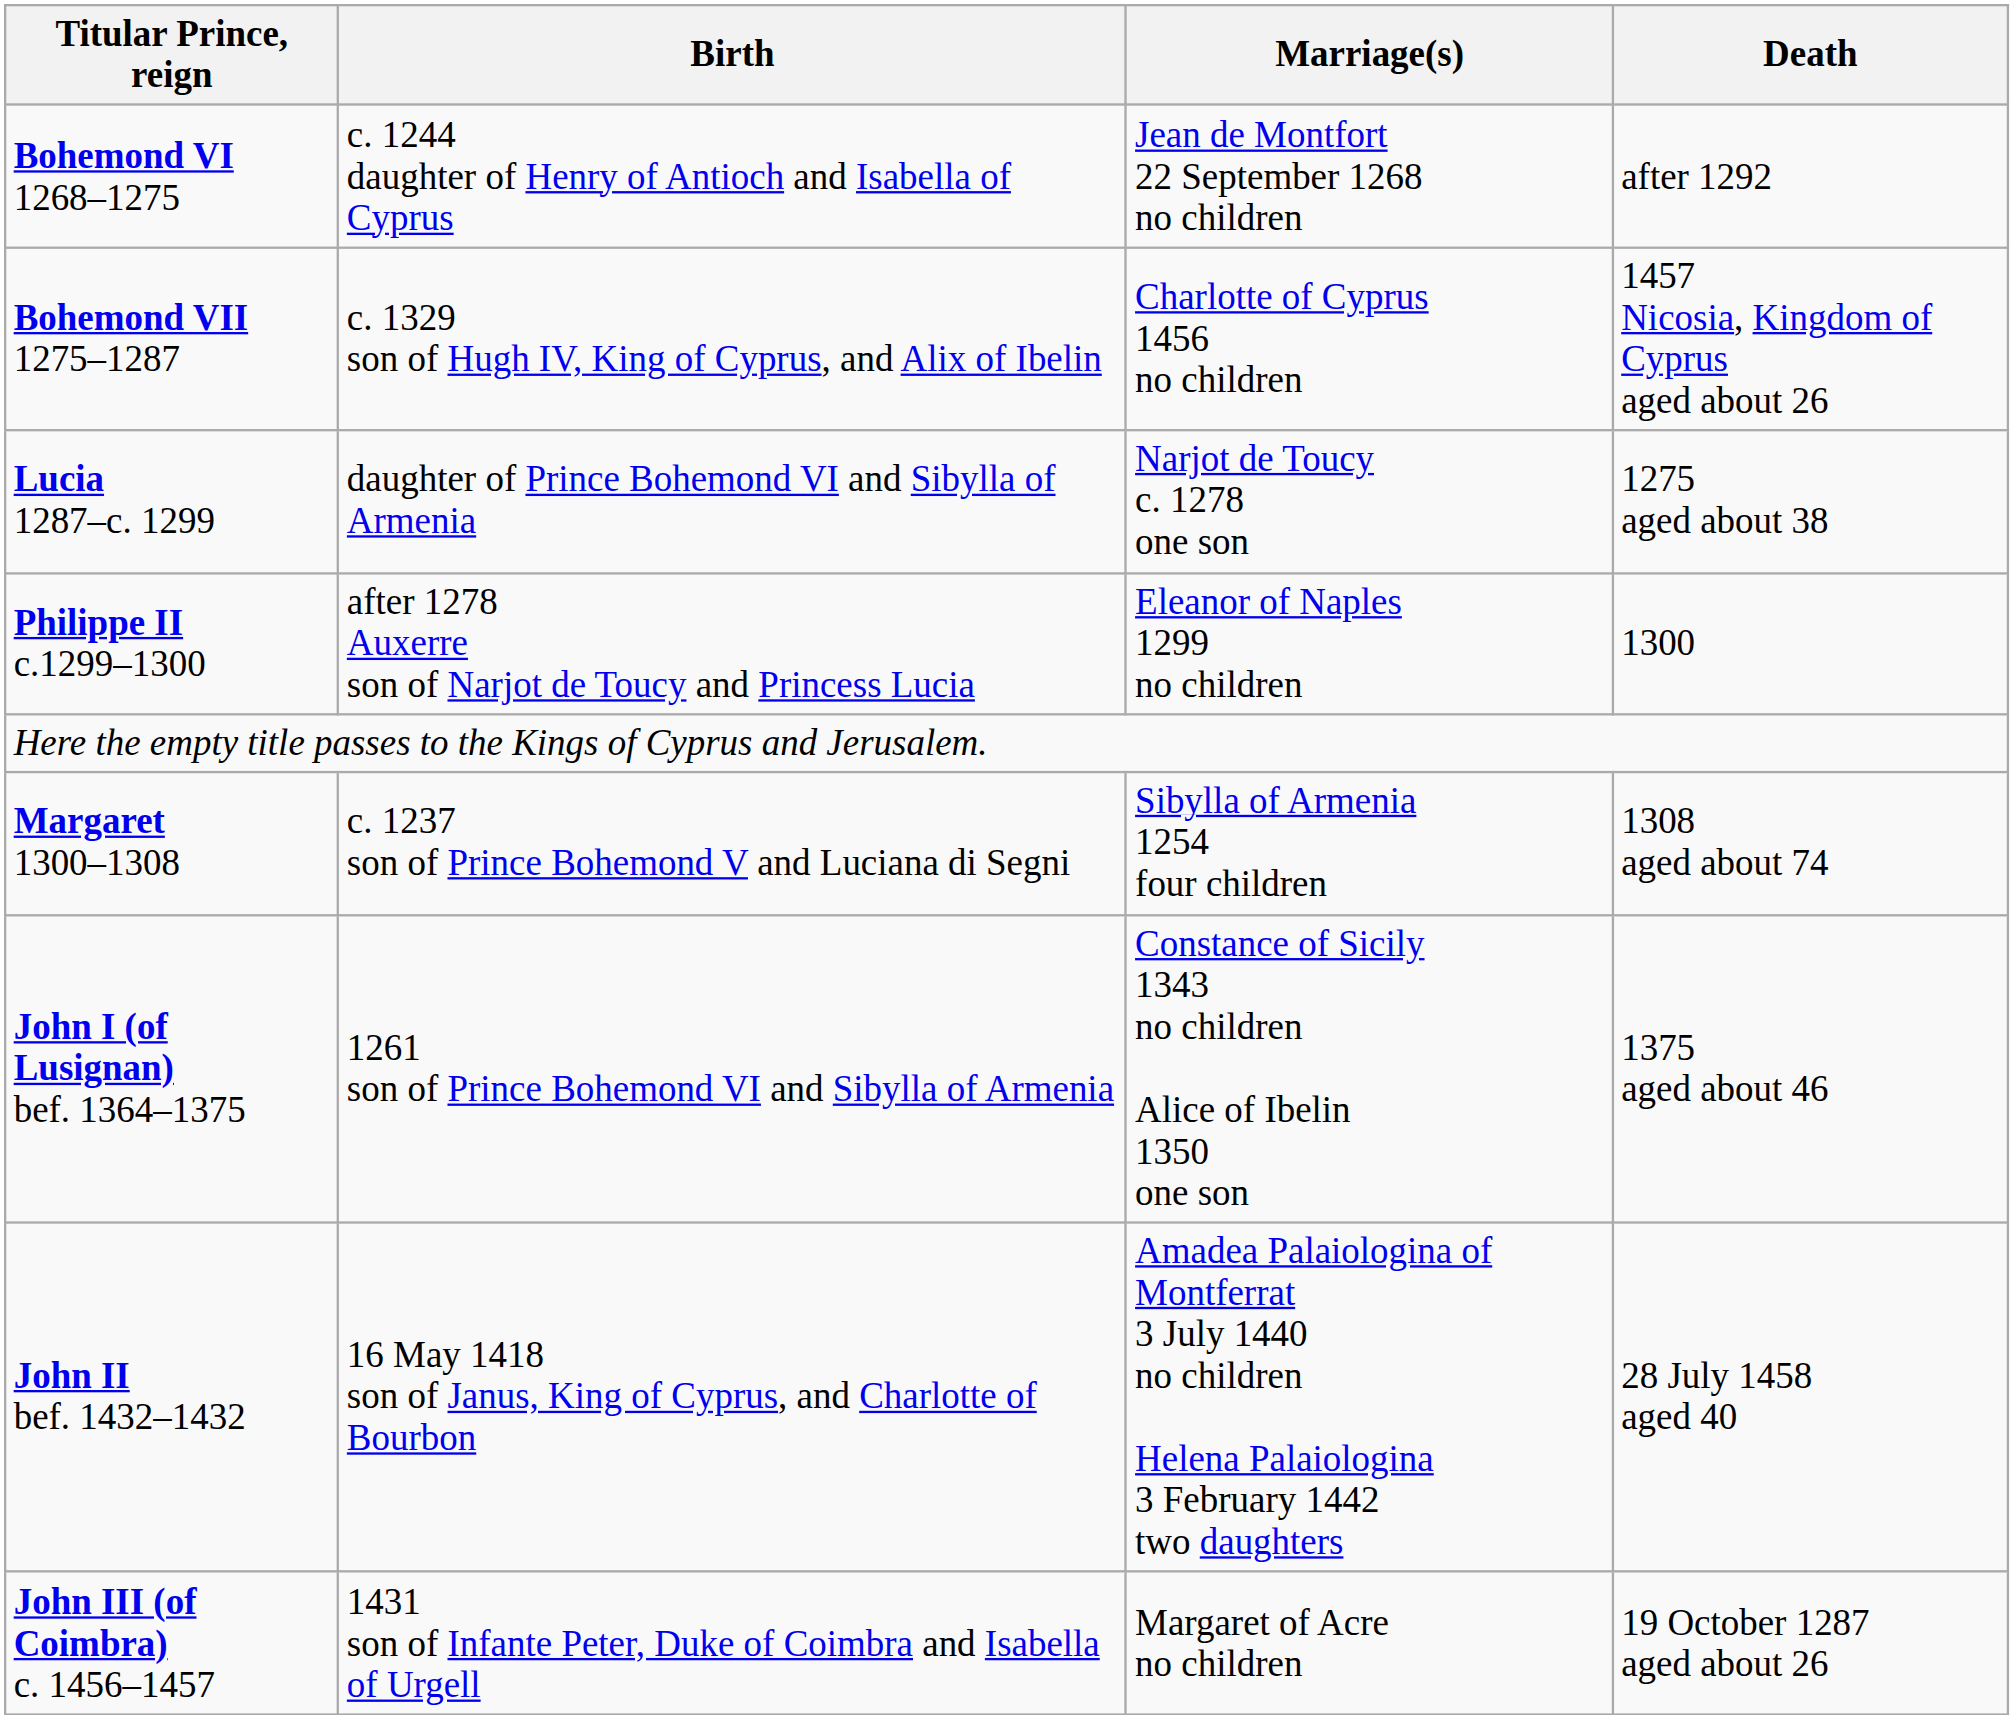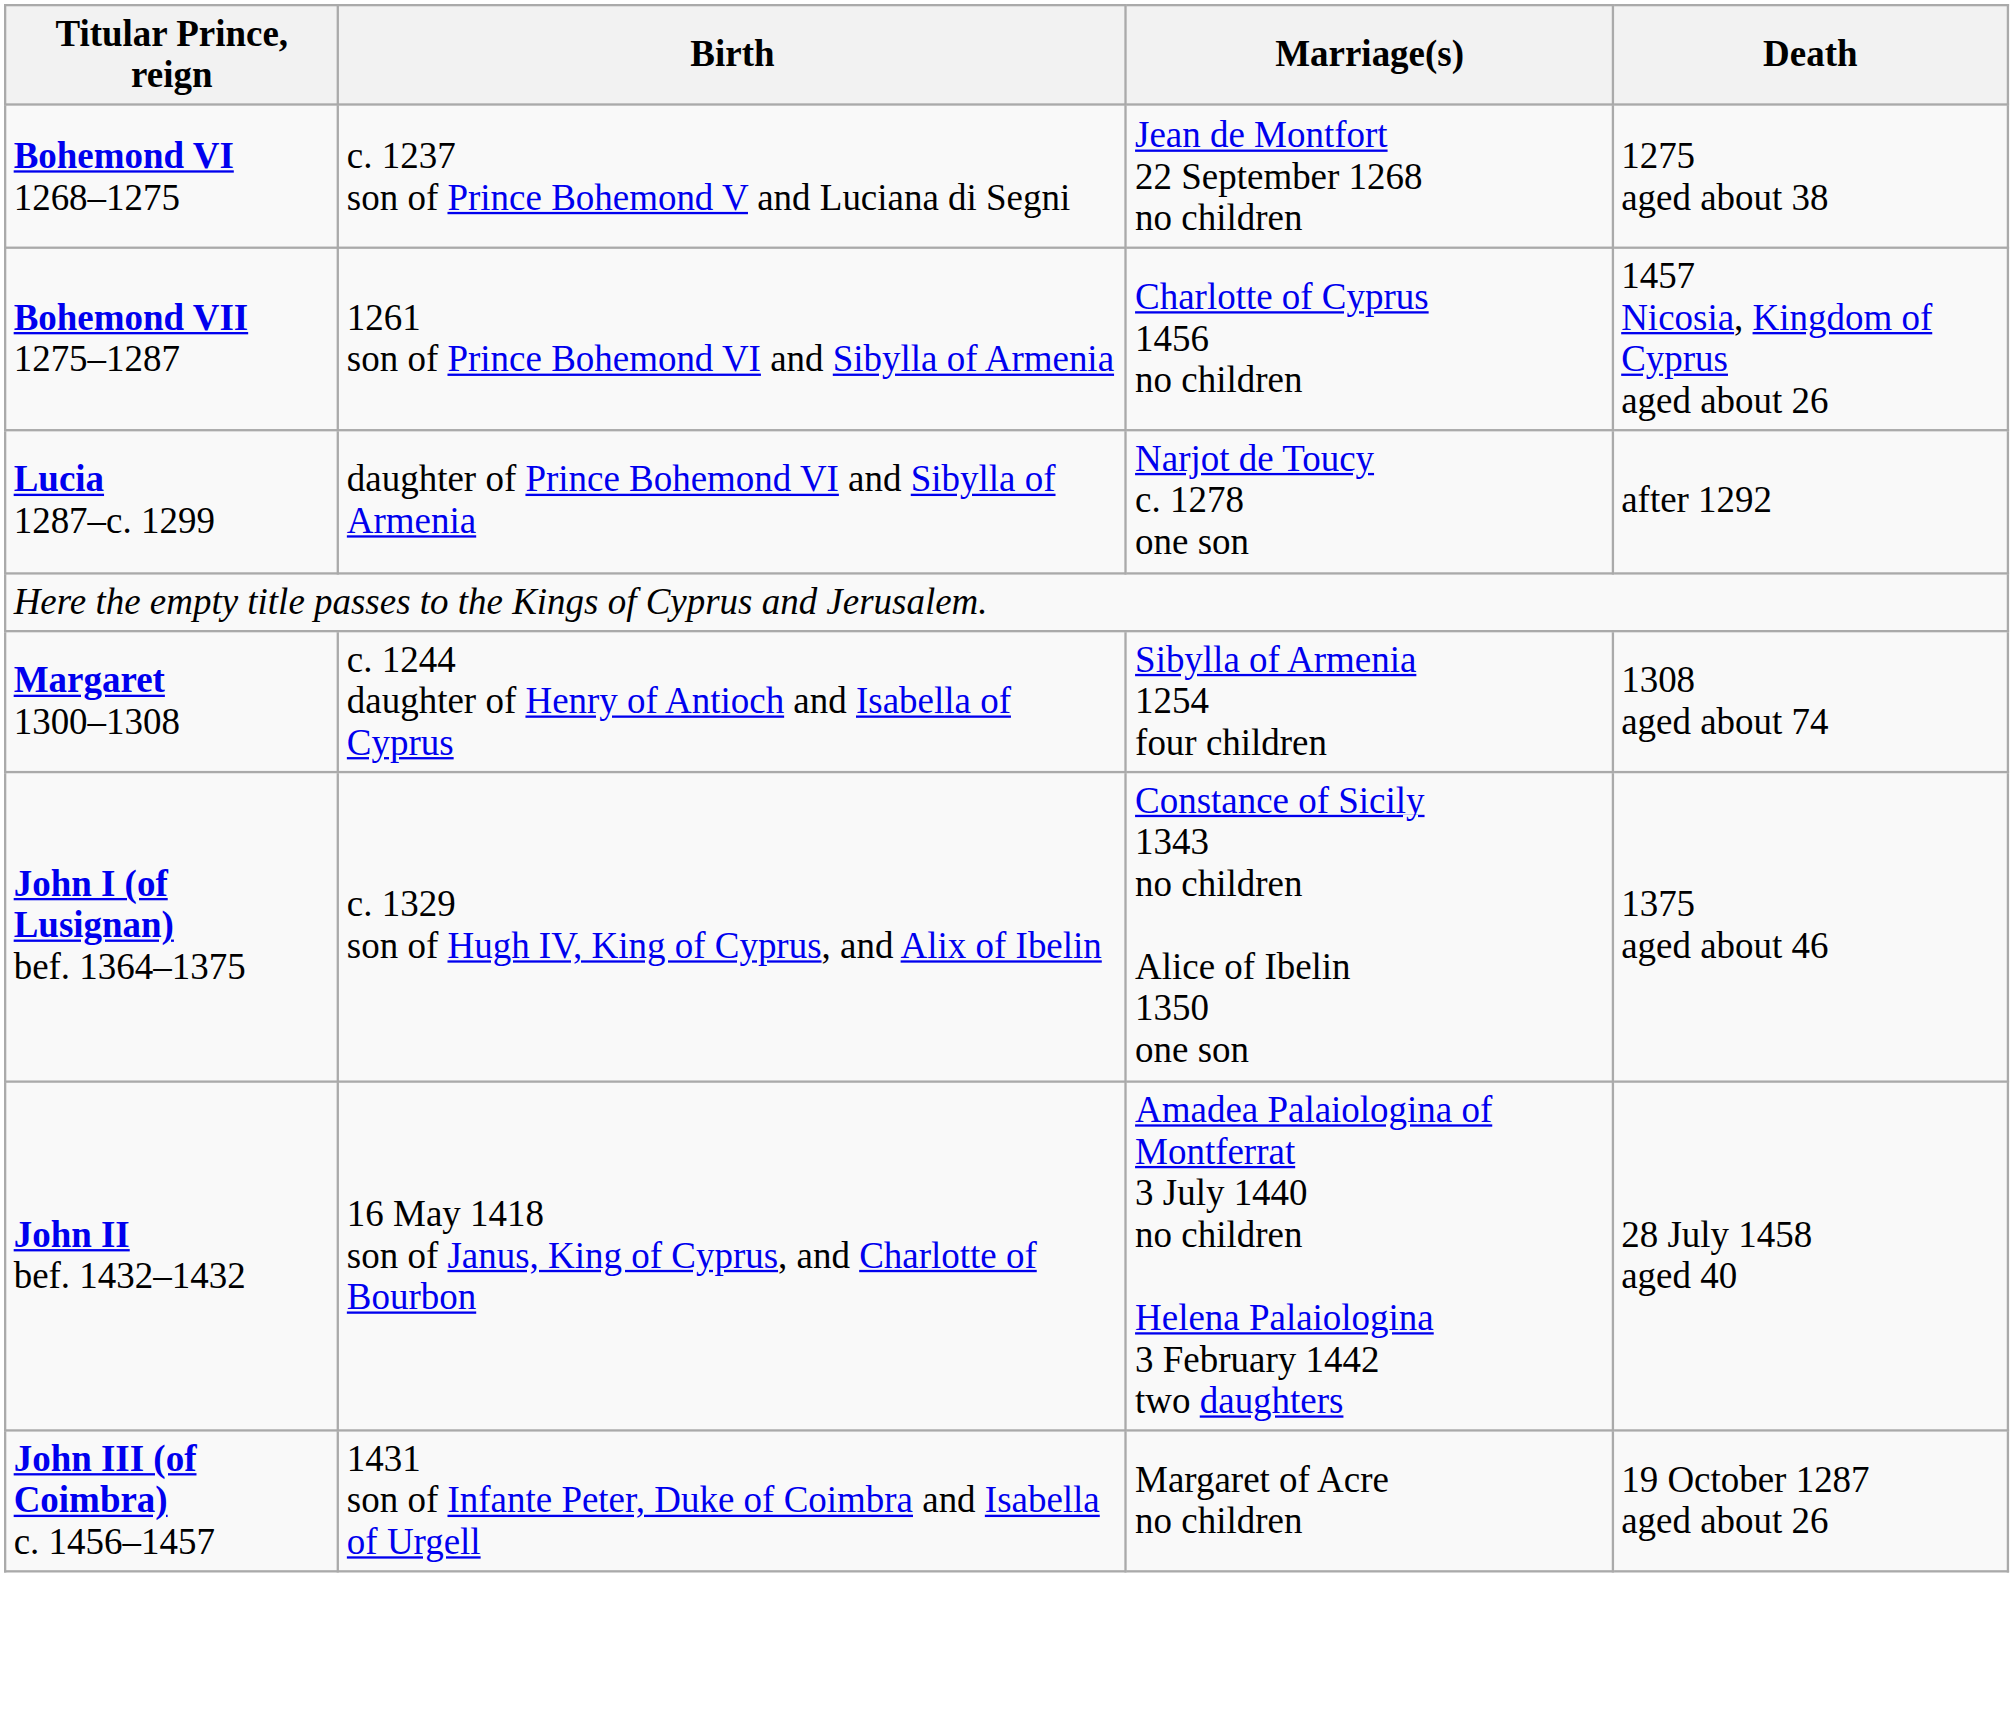(679, 175) c. 1244 daughter of Henry of Antioch and Isabella of Cyprus -> (709, 175) c. 1237 son of Prince Bohemond V and Luciana di Segni
(1697, 175) after 1292 -> (1725, 175) 1275 aged about 38
(724, 338) c. 1329 son of Hugh IV, King of Cyprus, and Alix of Ibelin -> (730, 338) 1261 son of Prince Bohemond VI and Sibylla of Armenia
(1725, 500) 1275 aged about 38 -> (1697, 500) after 1292
- row: (110, 642)
(709, 842) c. 1237 son of Prince Bohemond V and Luciana di Segni -> (679, 701) c. 1244 daughter of Henry of Antioch and Isabella of Cyprus
(730, 1067) 1261 son of Prince Bohemond VI and Sibylla of Armenia -> (724, 926) c. 1329 son of Hugh IV, King of Cyprus, and Alix of Ibelin
